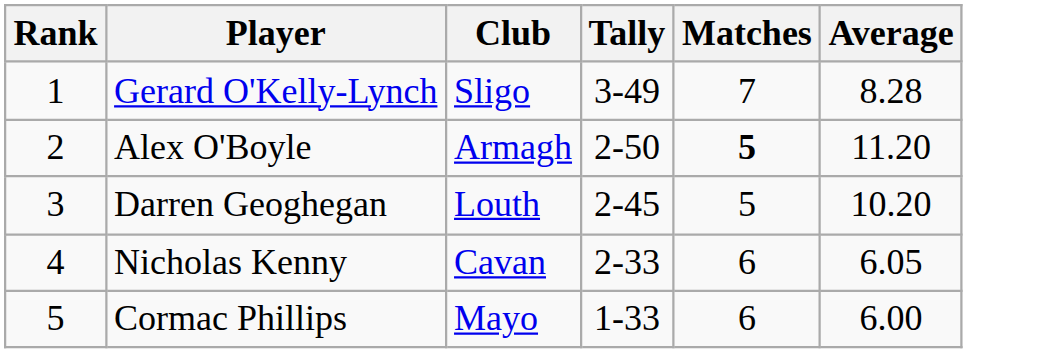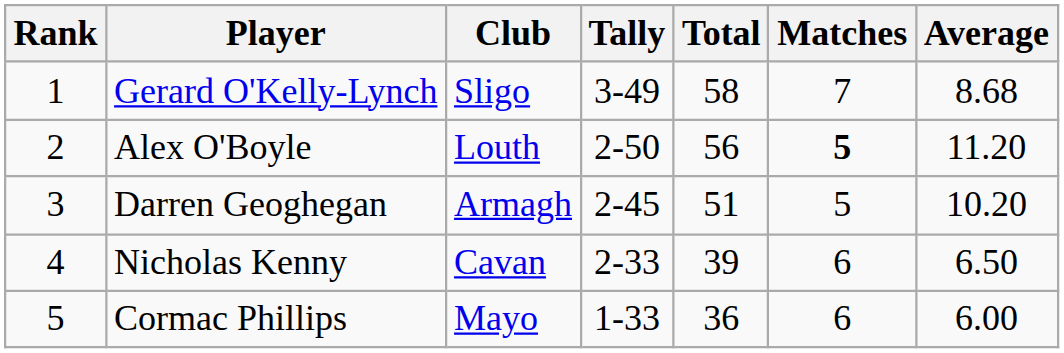+ column: (721, 33)
(891, 90) 8.28 -> (986, 90) 8.68
(513, 147) Armagh -> (497, 147) Louth
(497, 204) Louth -> (513, 204) Armagh
(891, 261) 6.05 -> (986, 261) 6.50
